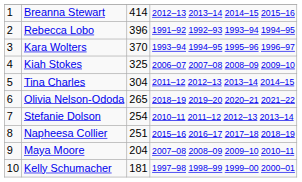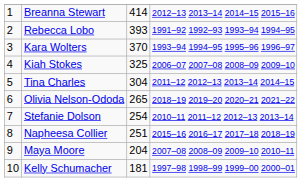(138, 30) 396 -> (138, 30) 393
